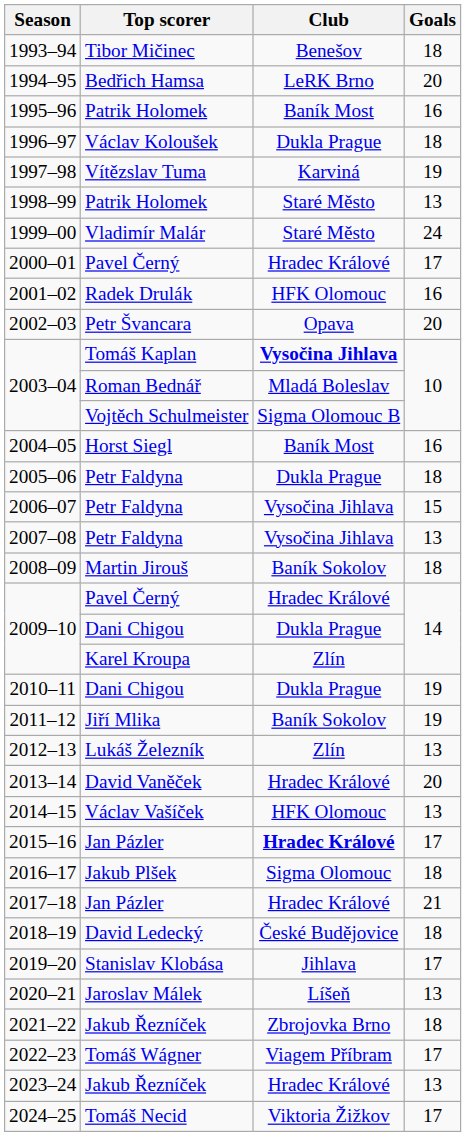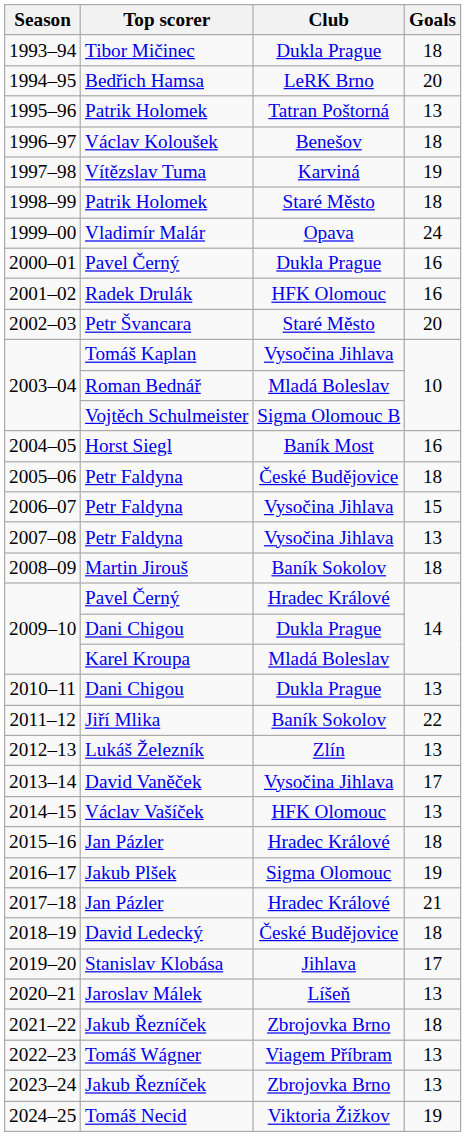(329, 50) Benešov -> (329, 50) Dukla Prague
(329, 111) Baník Most -> (329, 111) Tatran Poštorná
(433, 111) 16 -> (433, 111) 13
(329, 141) Dukla Prague -> (329, 141) Benešov
(433, 202) 13 -> (433, 202) 18
(329, 232) Staré Město -> (329, 232) Opava
(329, 263) Hradec Králové -> (329, 263) Dukla Prague
(433, 263) 17 -> (433, 263) 16
(329, 324) Opava -> (329, 324) Staré Město
(329, 354) bold -> (329, 354) normal
(329, 476) Dukla Prague -> (329, 476) České Budějovice
(329, 659) Zlín -> (329, 659) Mladá Boleslav
(433, 689) 19 -> (433, 689) 13
(433, 720) 19 -> (433, 720) 22
(329, 780) Hradec Králové -> (329, 780) Vysočina Jihlava
(433, 780) 20 -> (433, 780) 17
(329, 841) bold -> (329, 841) normal
(433, 841) 17 -> (433, 841) 18
(433, 872) 18 -> (433, 872) 19
(433, 1055) 17 -> (433, 1055) 13
(329, 1085) Hradec Králové -> (329, 1085) Zbrojovka Brno
(433, 1115) 17 -> (433, 1115) 19
